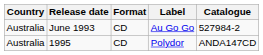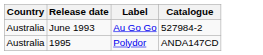- column: (130, 12)
